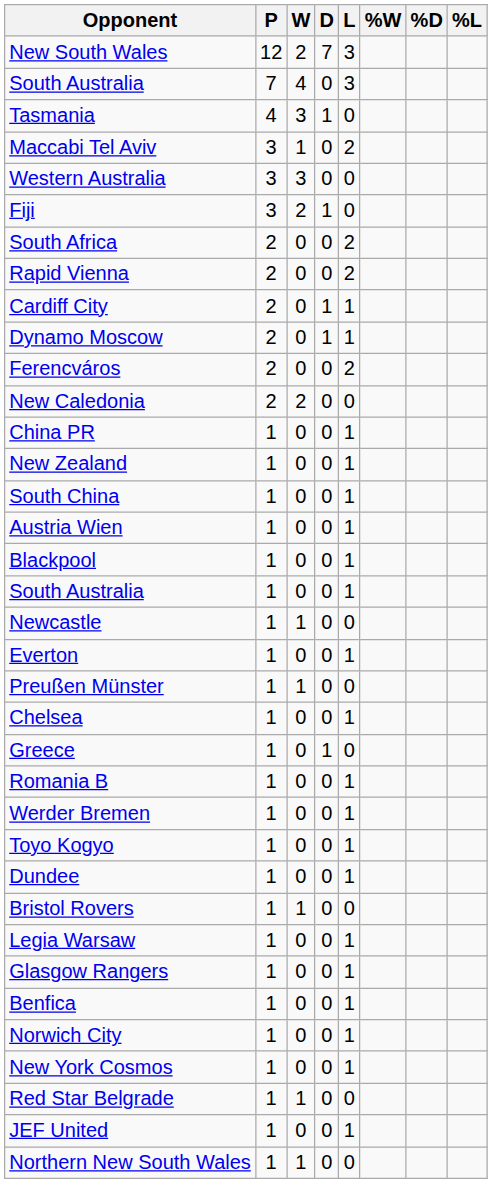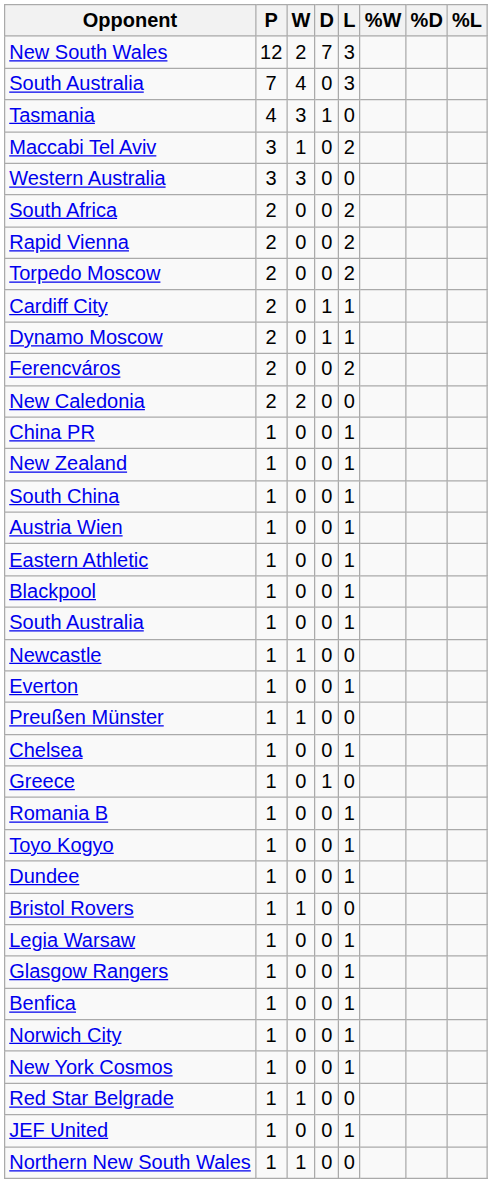- row: (22, 210)
+ row: (85, 274)
+ row: (79, 559)
- row: (80, 813)
